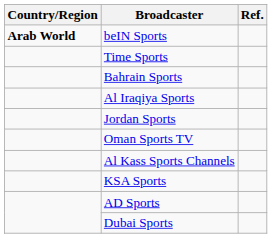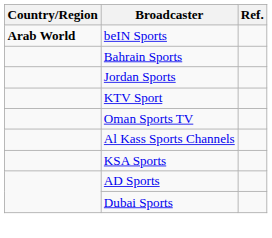- row: (136, 56)
- row: (149, 98)
+ row: (133, 98)
